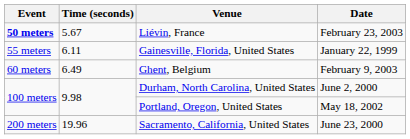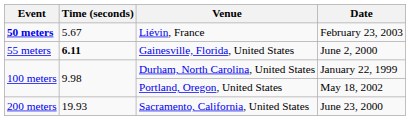(71, 51) normal -> (71, 51) bold
(359, 51) January 22, 1999 -> (349, 51) June 2, 2000
- row: (175, 69)
(349, 88) June 2, 2000 -> (359, 69) January 22, 1999
(74, 125) 19.96 -> (74, 106) 19.93
